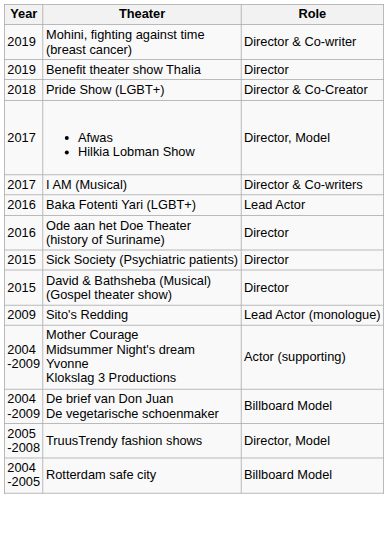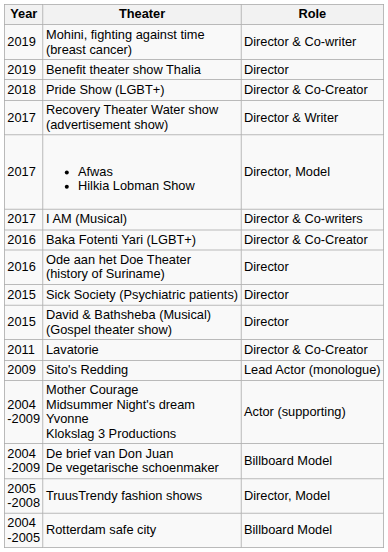+ row: (132, 117)
(275, 205) Lead Actor -> (306, 239) Director & Co-Creator
+ row: (72, 349)
